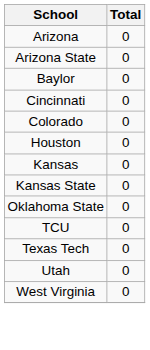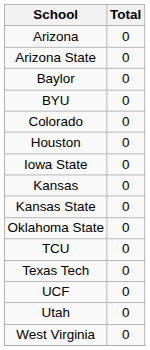+ row: (56, 100)
- row: (56, 100)
+ row: (56, 164)
+ row: (56, 292)
